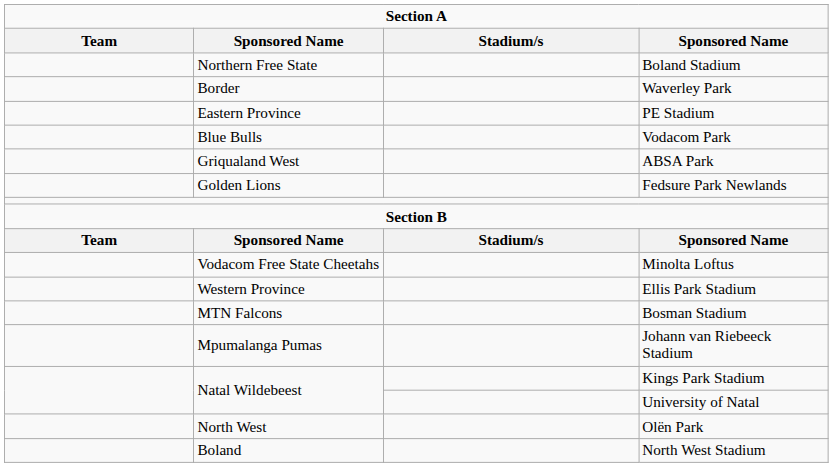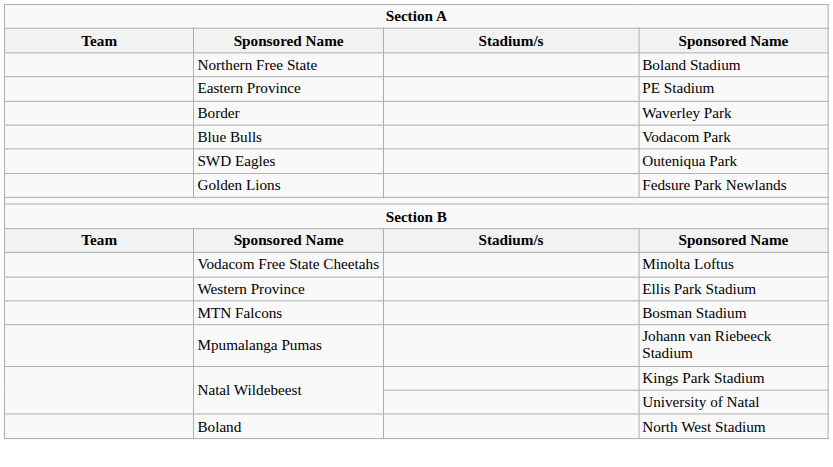rows swapped: (687, 88) <-> (678, 112)
- row: (678, 161)
+ row: (690, 161)
- row: (673, 426)
